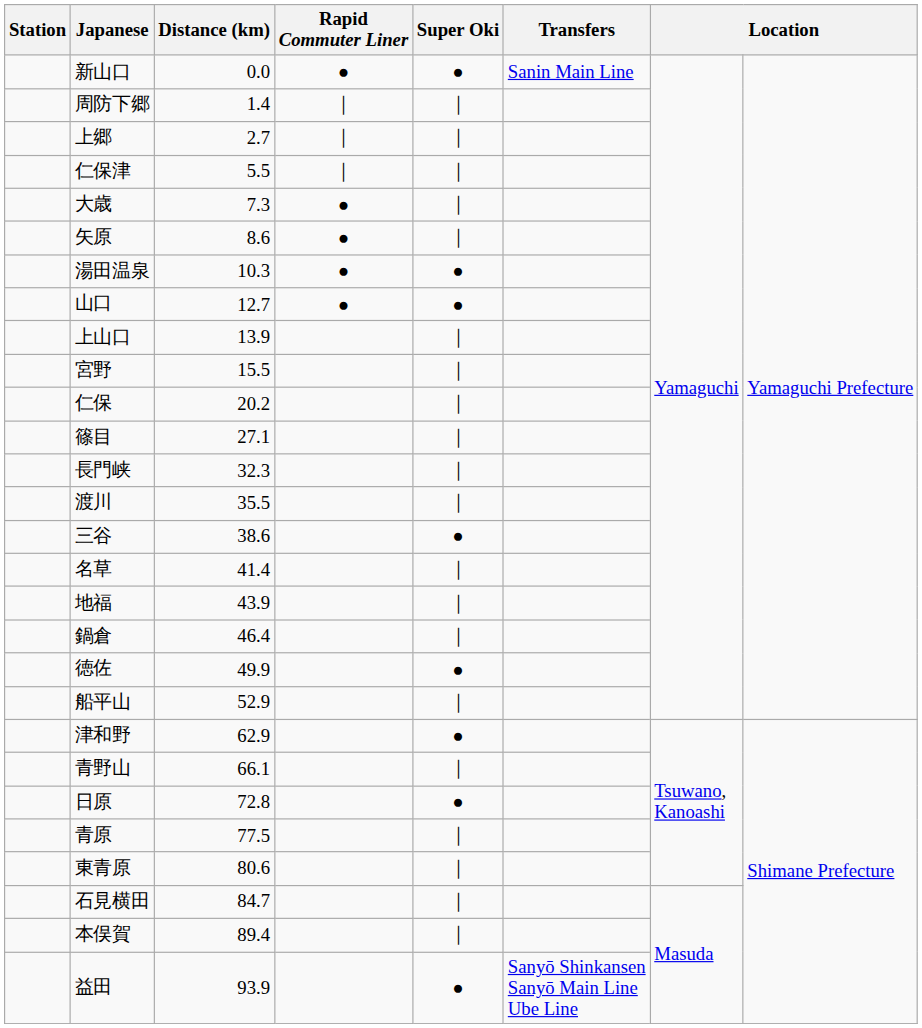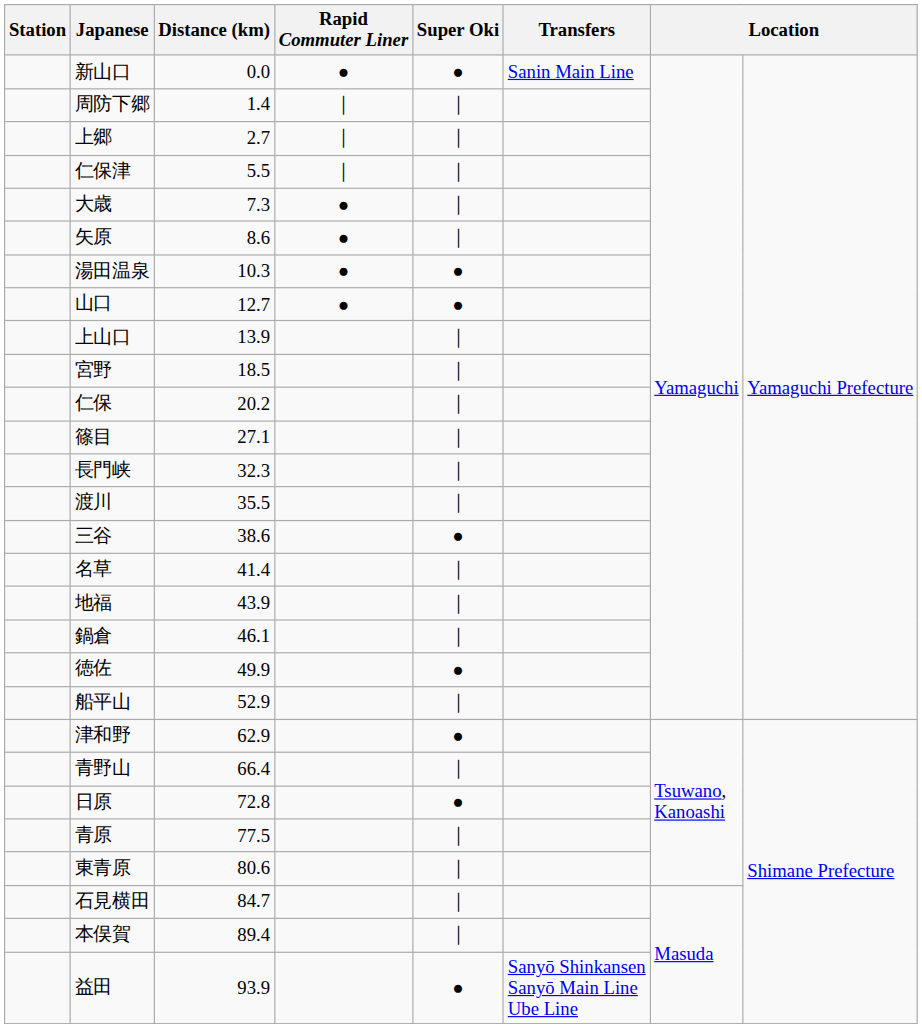(254, 370) 15.5 -> (254, 370) 18.5
(254, 636) 46.4 -> (254, 636) 46.1
(254, 769) 66.1 -> (254, 769) 66.4
